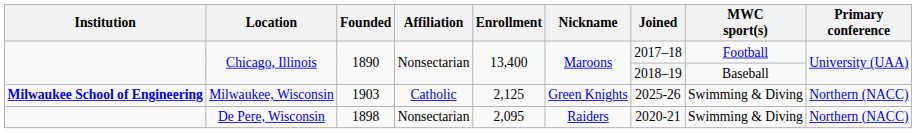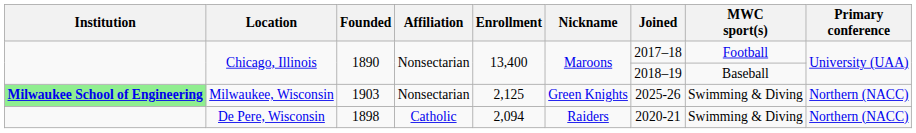(105, 95) no background -> (105, 95) lightgreen background
(434, 95) Catholic -> (434, 95) Nonsectarian
(434, 116) Nonsectarian -> (434, 116) Catholic
(509, 116) 2,095 -> (509, 116) 2,094
